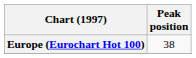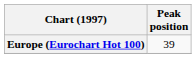(169, 44) 38 -> (169, 44) 39
